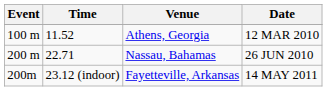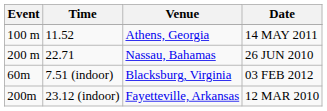(282, 34) 12 MAR 2010 -> (281, 34) 14 MAY 2011
+ row: (79, 75)
(281, 75) 14 MAY 2011 -> (282, 95) 12 MAR 2010
